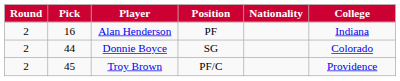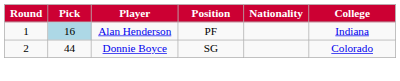(26, 31) 2 -> (26, 31) 1
(70, 31) no background -> (70, 31) lightblue background
- row: (135, 66)
